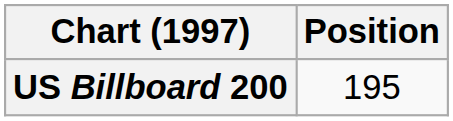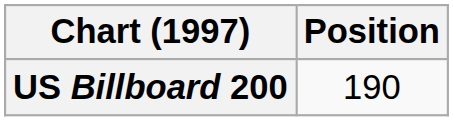(372, 86) 195 -> (372, 86) 190
